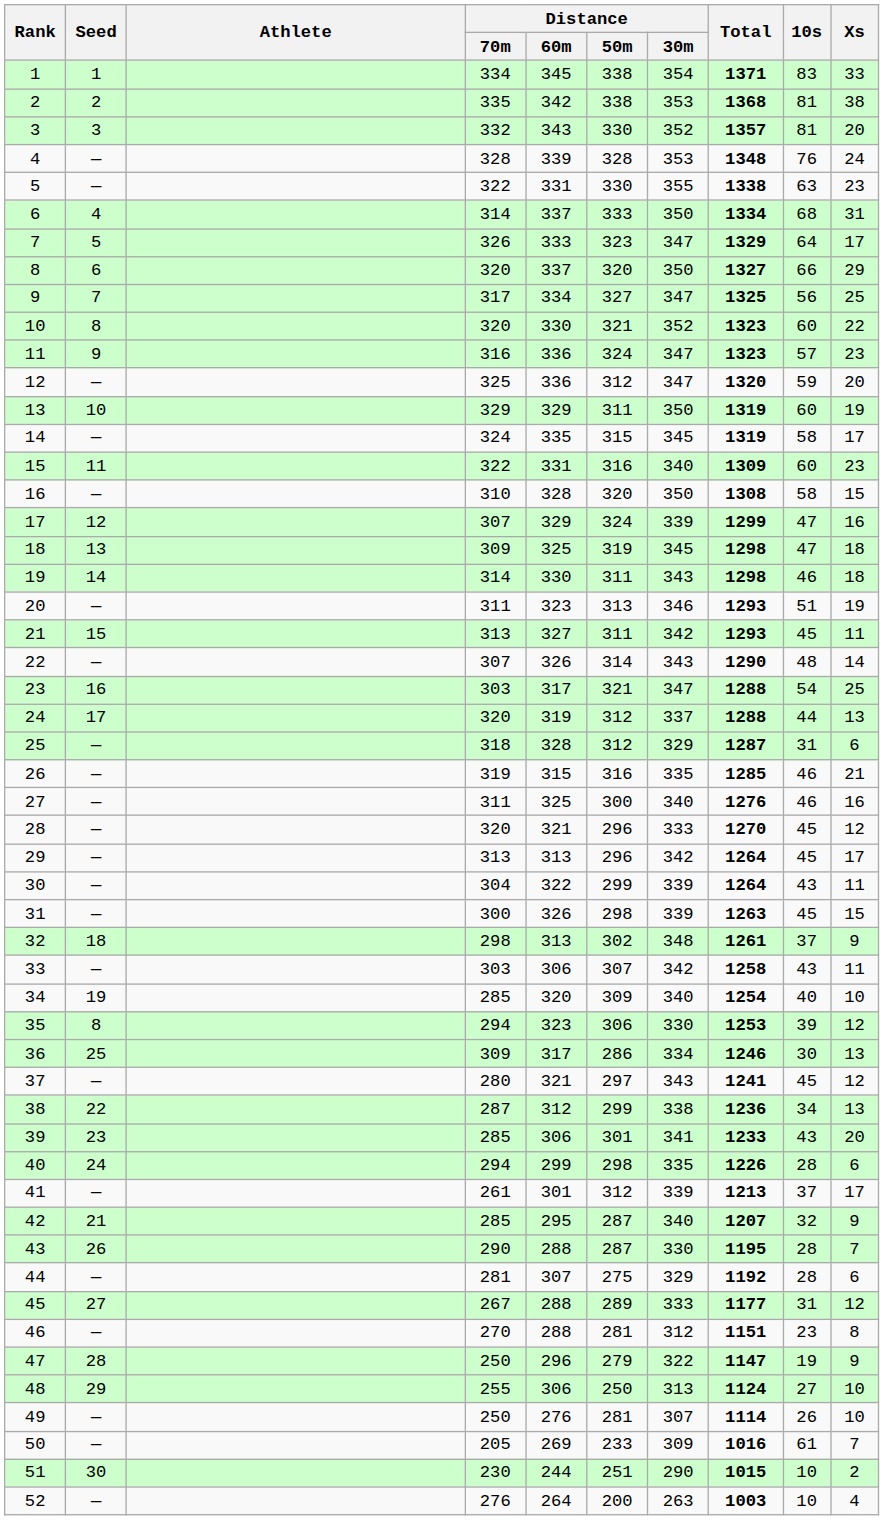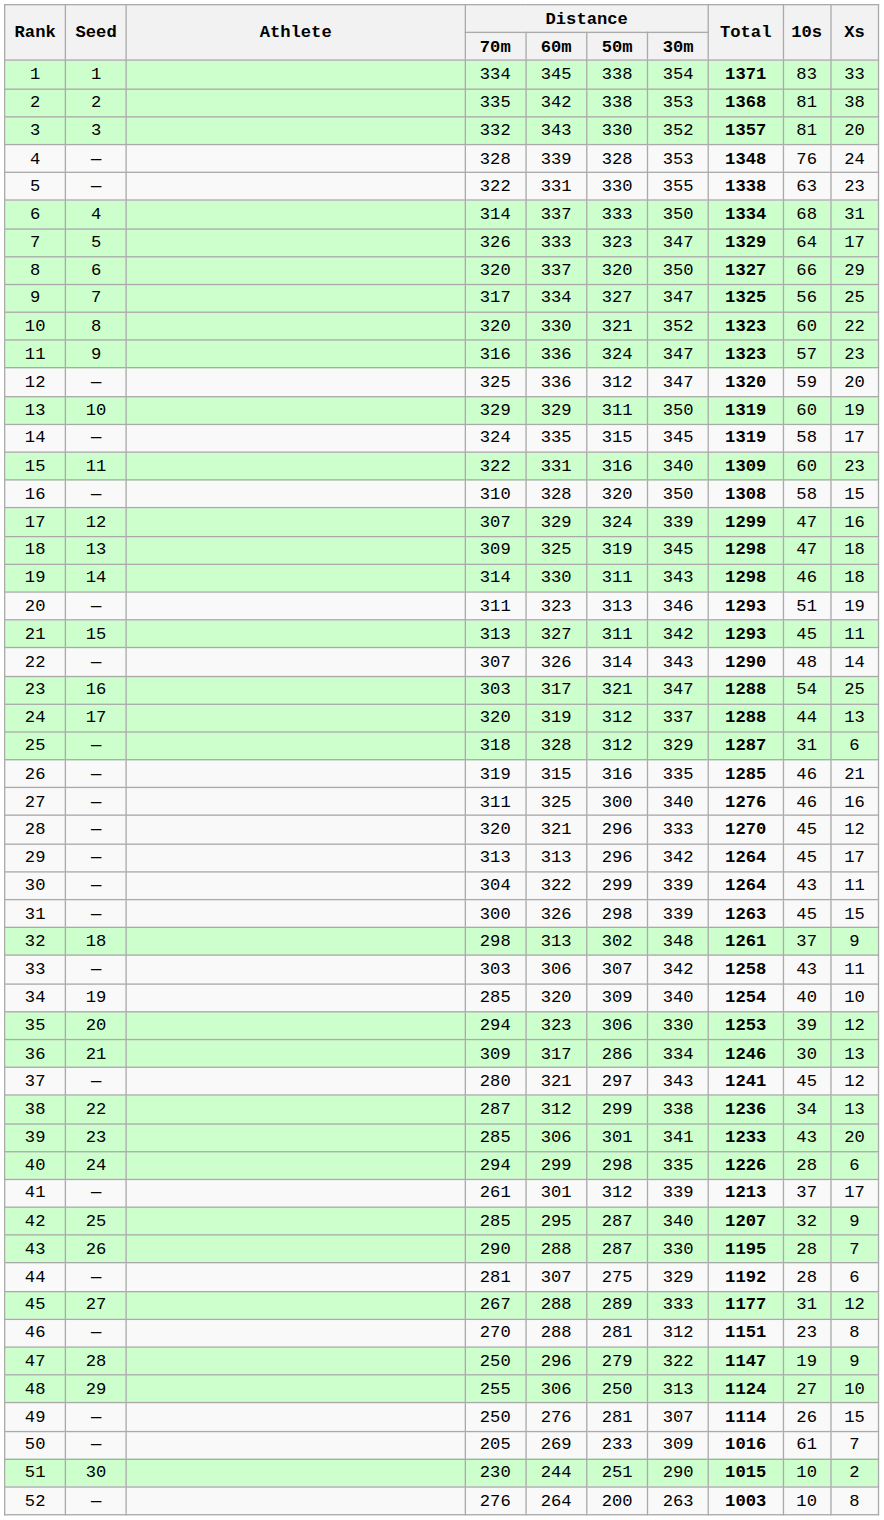(96, 1025) 8 -> (96, 1025) 20
(96, 1053) 25 -> (96, 1053) 21
(96, 1221) 21 -> (96, 1221) 25
(854, 1417) 10 -> (854, 1417) 15
(854, 1501) 4 -> (854, 1501) 8
